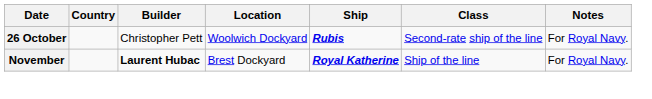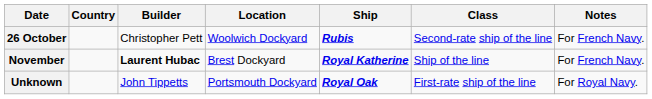(588, 37) For Royal Navy. -> (601, 37) For French Navy.
(588, 60) For Royal Navy. -> (601, 60) For French Navy.
+ row: (37, 82)
